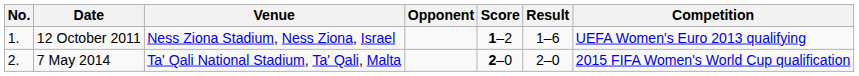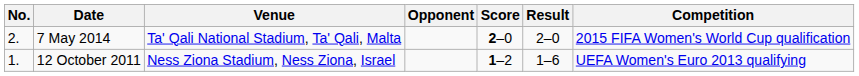rows swapped: (89, 37) <-> (74, 60)
